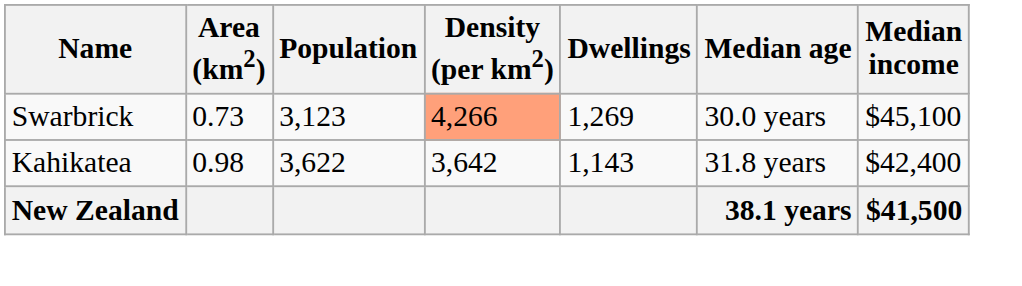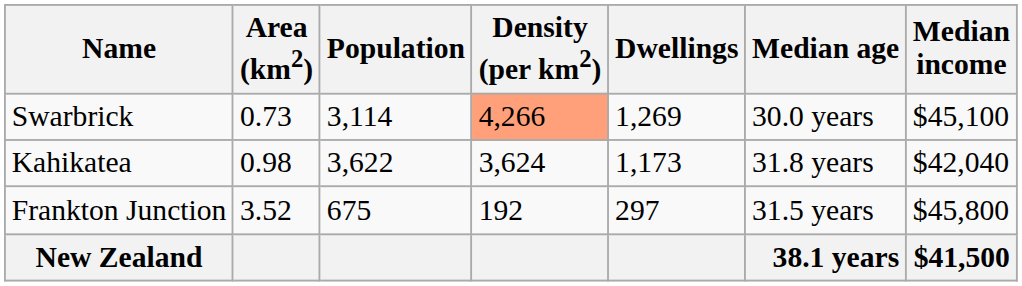(312, 116) 3,123 -> (360, 116) 3,114
(464, 163) 3,642 -> (512, 163) 3,624
(601, 163) 1,143 -> (648, 163) 1,173
(913, 163) $42,400 -> (961, 163) $42,040
+ row: (119, 210)
